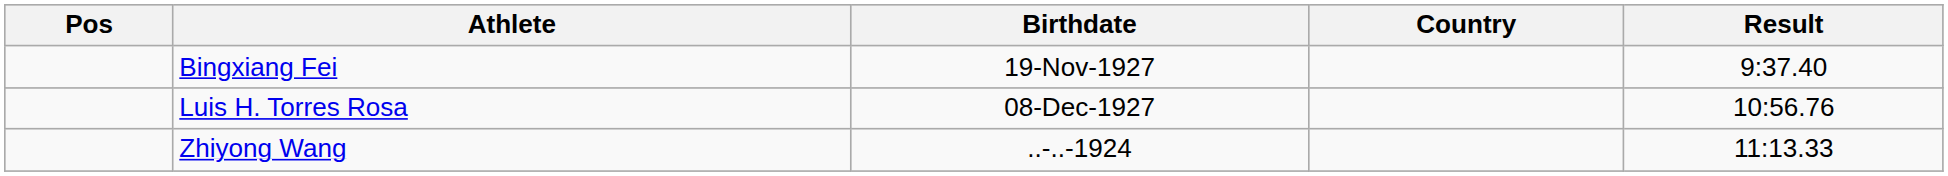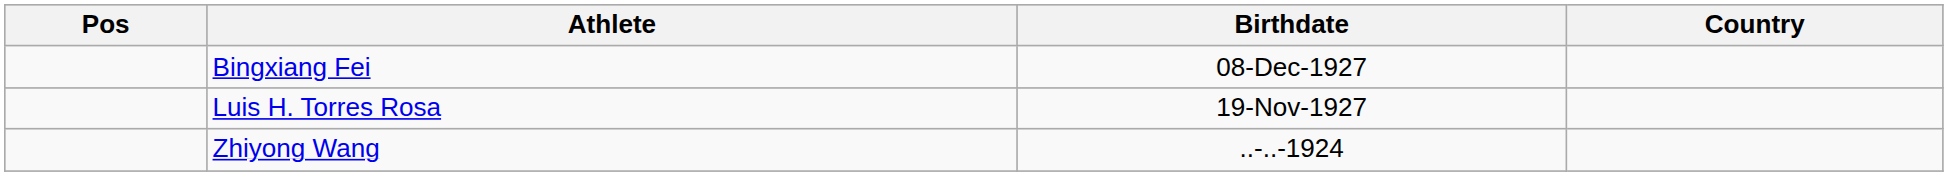- column: (1784, 25)
(1080, 66) 19-Nov-1927 -> (1292, 66) 08-Dec-1927
(1080, 107) 08-Dec-1927 -> (1292, 107) 19-Nov-1927
